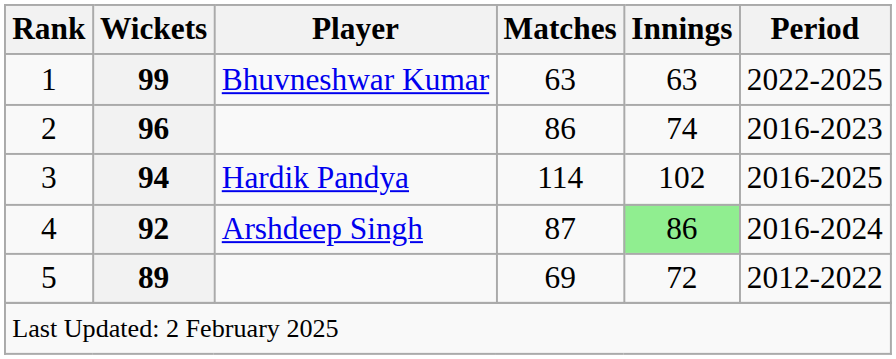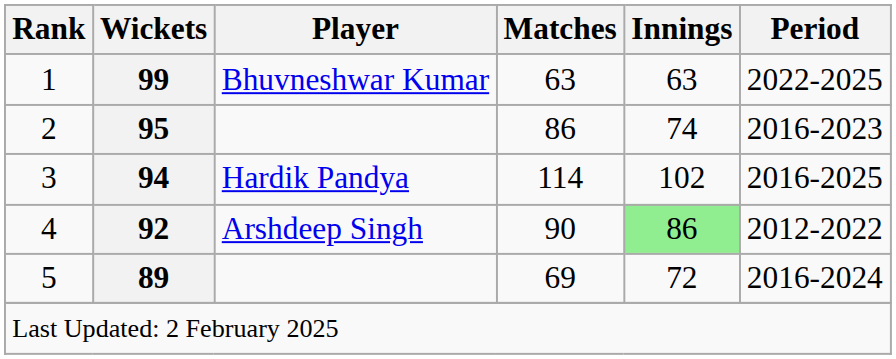(154, 128) 96 -> (154, 128) 95
(560, 228) 87 -> (560, 228) 90
(815, 228) 2016-2024 -> (815, 228) 2012-2022
(815, 278) 2012-2022 -> (815, 278) 2016-2024
